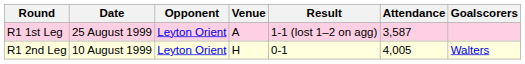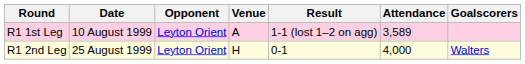(112, 31) 25 August 1999 -> (112, 31) 10 August 1999
(397, 31) 3,587 -> (397, 31) 3,589
(112, 50) 10 August 1999 -> (112, 50) 25 August 1999
(397, 50) 4,005 -> (397, 50) 4,000
